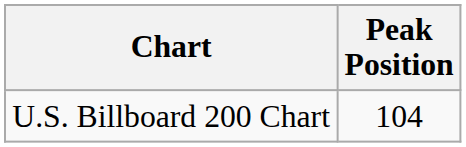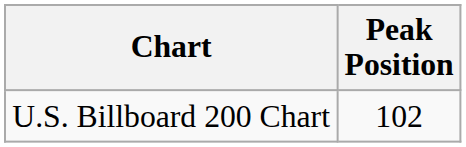(399, 115) 104 -> (399, 115) 102
